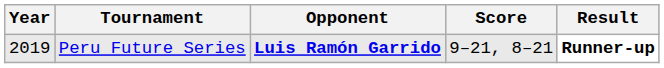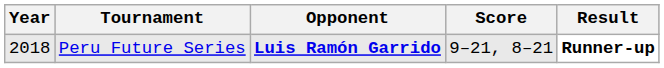(30, 48) 2019 -> (30, 48) 2018
